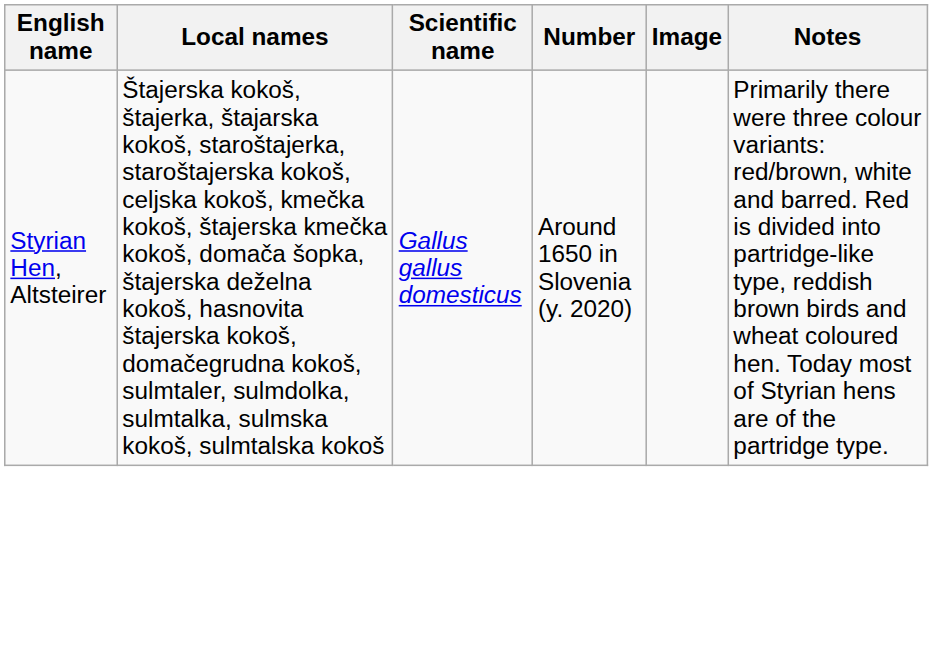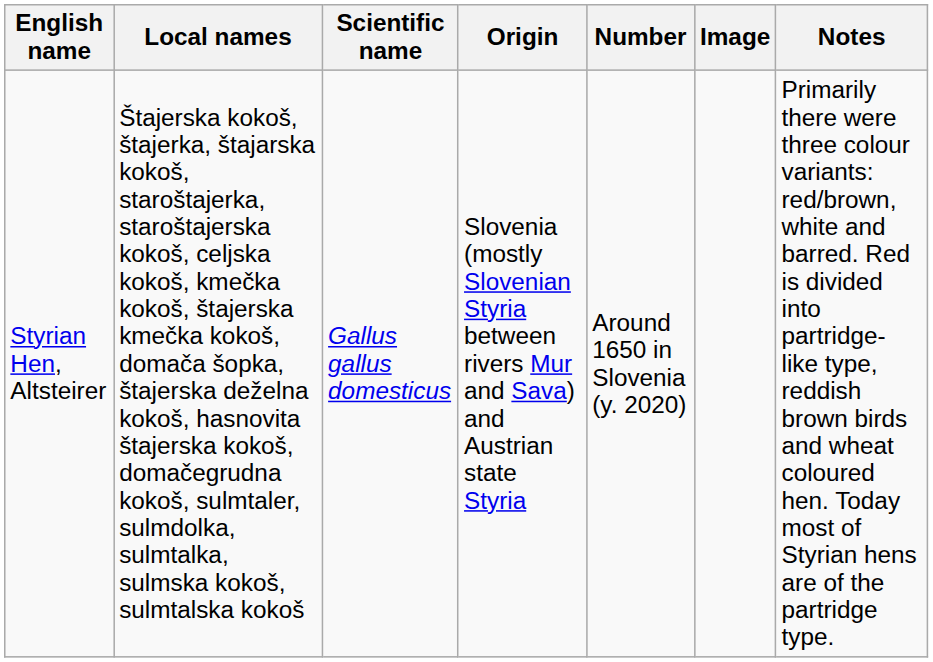+ column: (523, 37)
